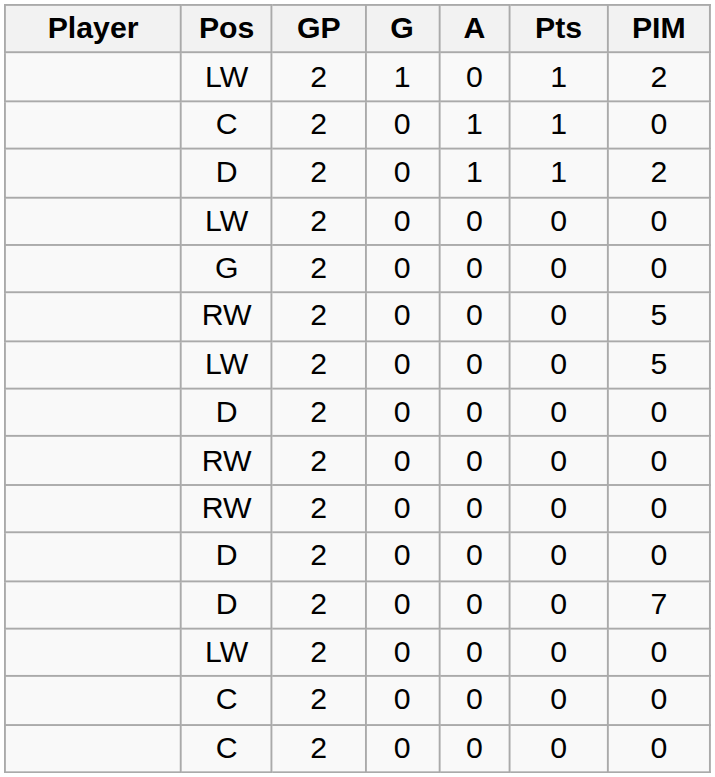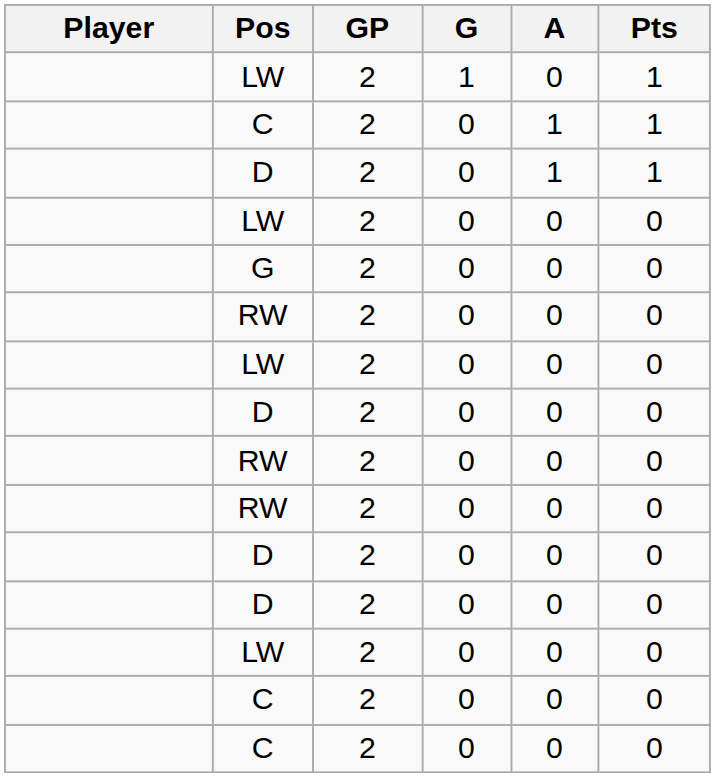- column: (659, 28)
